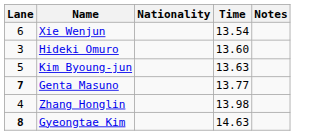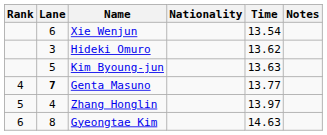+ column: (20, 13)
(232, 49) 13.60 -> (264, 49) 13.62
(232, 103) 13.98 -> (264, 103) 13.97
(20, 121) bold -> (52, 121) normal
